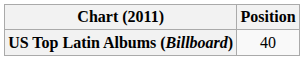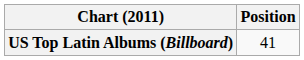(268, 42) 40 -> (268, 42) 41
